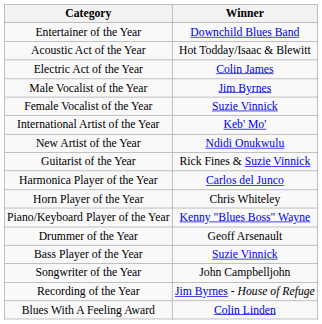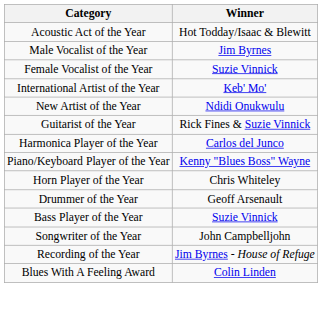- row: (88, 32)
- row: (88, 69)
rows swapped: (88, 217) <-> (88, 198)
